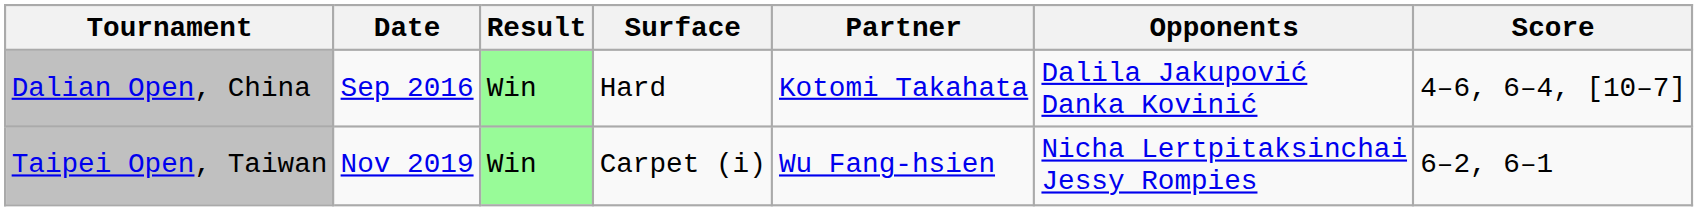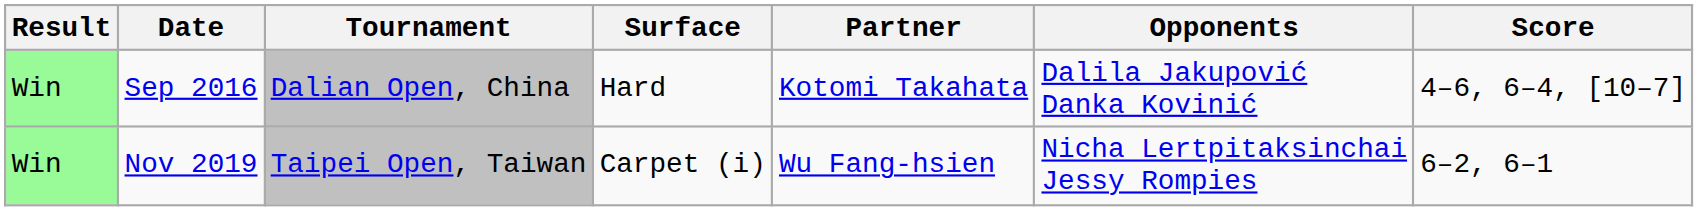columns swapped: (537, 28) <-> (170, 28)
